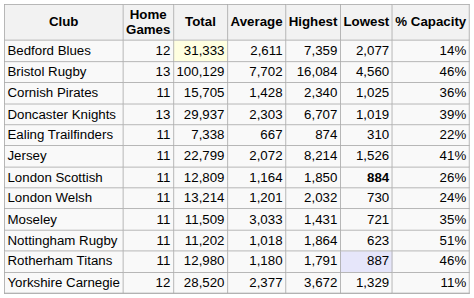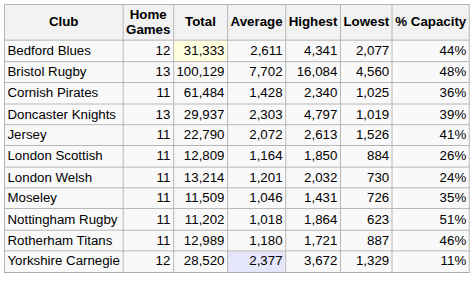(321, 51) 7,359 -> (321, 51) 4,341
(453, 51) 14% -> (453, 51) 44%
(453, 72) 46% -> (453, 72) 48%
(204, 93) 15,705 -> (204, 93) 61,484
(321, 114) 6,707 -> (321, 114) 4,797
- row: (60, 135)
(204, 156) 22,799 -> (204, 135) 22,790
(321, 156) 8,214 -> (321, 135) 2,613
(378, 177) bold -> (378, 156) normal
(266, 219) 3,033 -> (266, 198) 1,046
(378, 219) 721 -> (378, 198) 726
(204, 261) 12,980 -> (204, 240) 12,989
(321, 261) 1,791 -> (321, 240) 1,721
(378, 261) lavender background -> (378, 240) no background
(266, 282) no background -> (266, 261) lavender background
